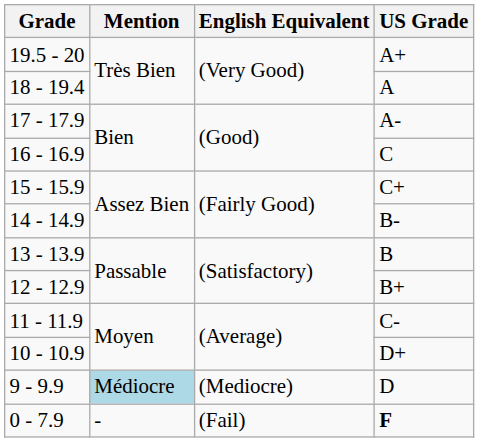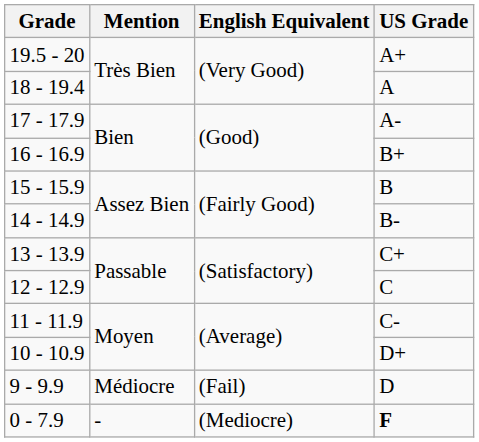(386, 154) C -> (392, 154) B+
(392, 187) C+ -> (386, 187) B
(386, 253) B -> (392, 253) C+
(392, 287) B+ -> (386, 287) C
(134, 386) lightblue background -> (134, 386) no background
(246, 386) (Mediocre) -> (222, 386) (Fail)
(222, 420) (Fail) -> (246, 420) (Mediocre)
